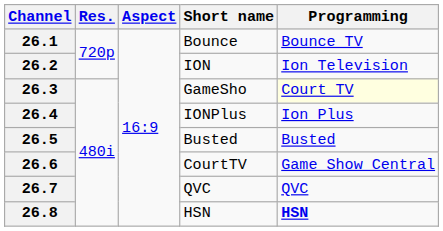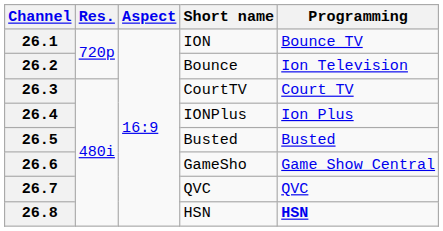(211, 41) Bounce -> (197, 41) ION
(197, 66) ION -> (211, 66) Bounce
(215, 91) GameSho -> (215, 91) CourtTV
(317, 91) lightyellow background -> (317, 91) no background
(215, 164) CourtTV -> (215, 164) GameSho
